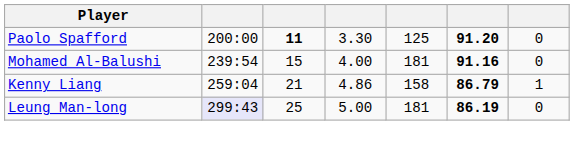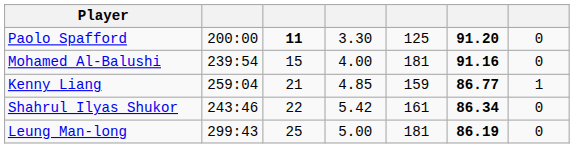(355, 85) 4.86 -> (355, 85) 4.85
(416, 85) 158 -> (416, 85) 159
(478, 85) 86.79 -> (478, 85) 86.77
+ row: (93, 108)
(233, 108) lavender background -> (233, 132) no background
